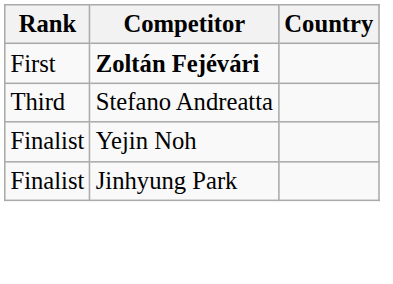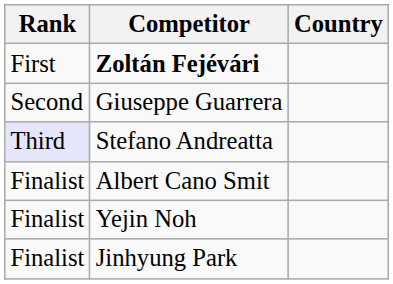+ row: (189, 102)
(38, 102) no background -> (38, 141) lavender background
+ row: (183, 180)
